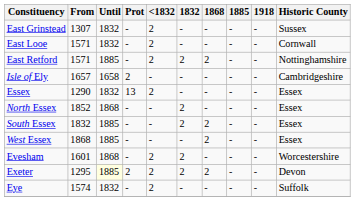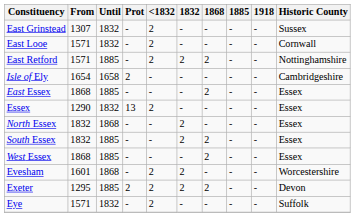(80, 76) 1657 -> (80, 76) 1654
+ row: (29, 92)
(80, 108) 1852 -> (80, 124) 1832
(109, 172) lightyellow background -> (109, 188) no background
(80, 188) 1574 -> (80, 204) 1571
